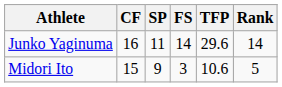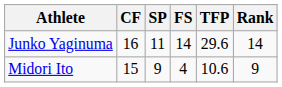(183, 69) 3 -> (183, 69) 4
(255, 69) 5 -> (255, 69) 9
